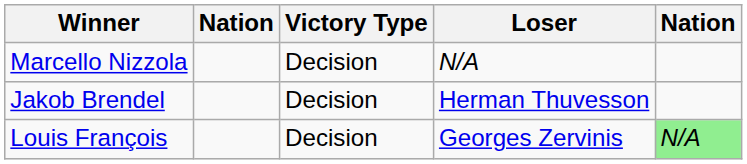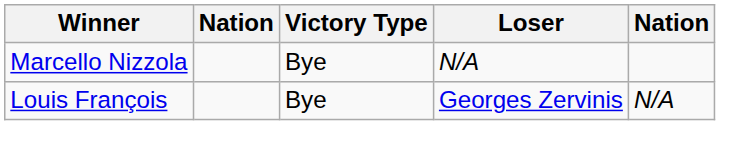(331, 61) Decision -> (306, 61) Bye
- row: (88, 100)
(331, 138) Decision -> (306, 100) Bye
(681, 138) lightgreen background -> (654, 100) no background
